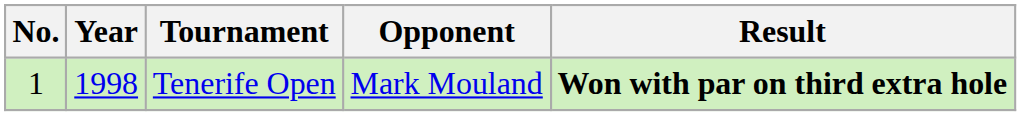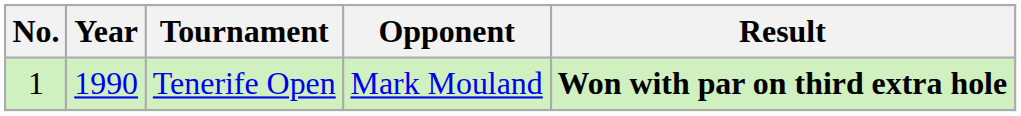(106, 83) 1998 -> (106, 83) 1990
